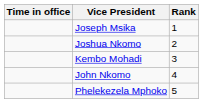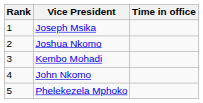columns swapped: (184, 12) <-> (38, 12)
